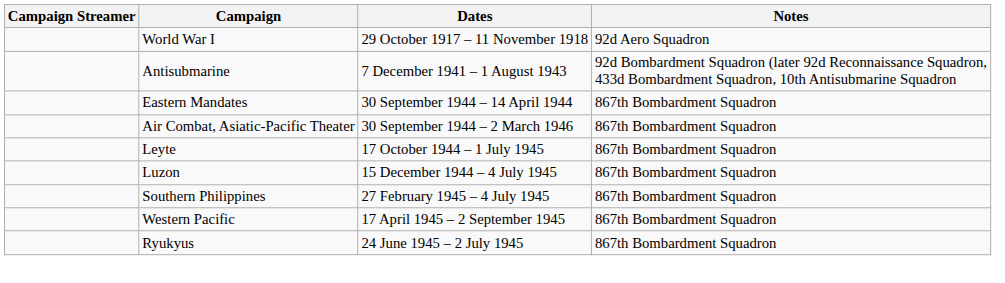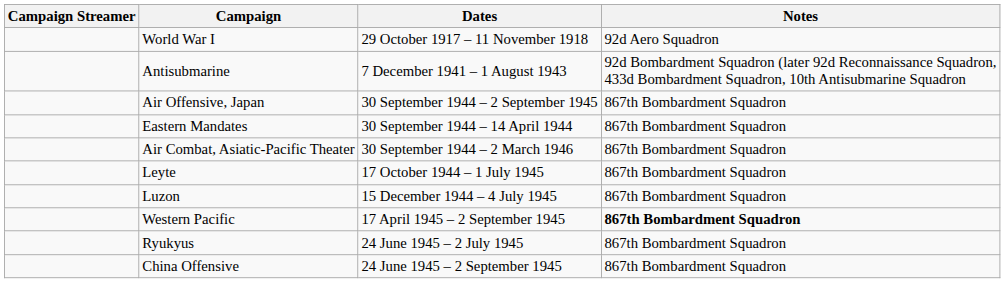+ row: (203, 102)
- row: (204, 196)
(686, 219) normal -> (703, 219) bold
+ row: (191, 266)
